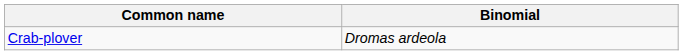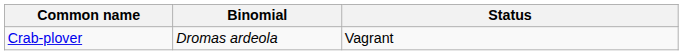+ column: (510, 15)
